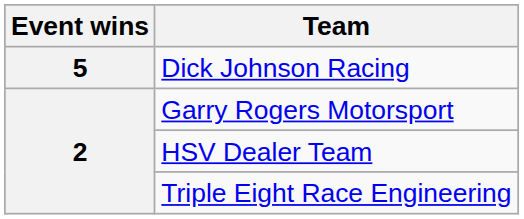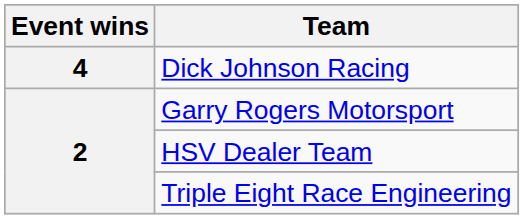(80, 68) 5 -> (80, 68) 4
